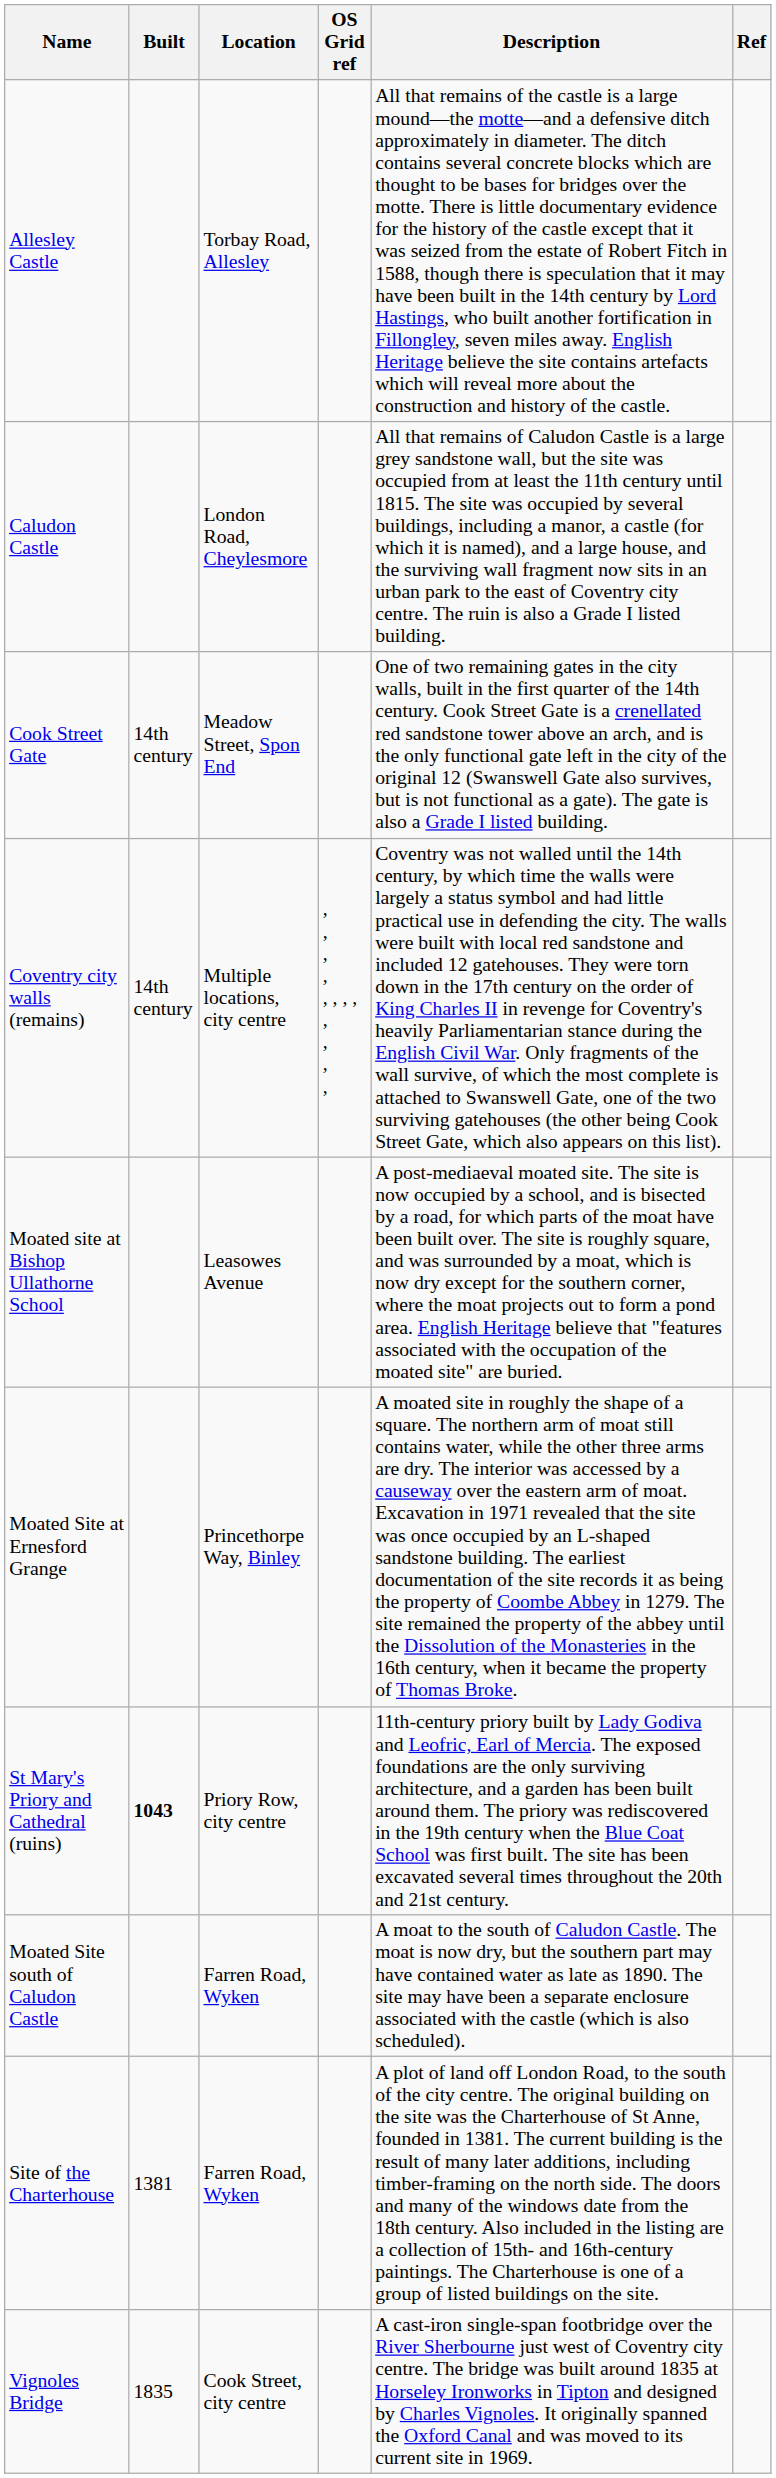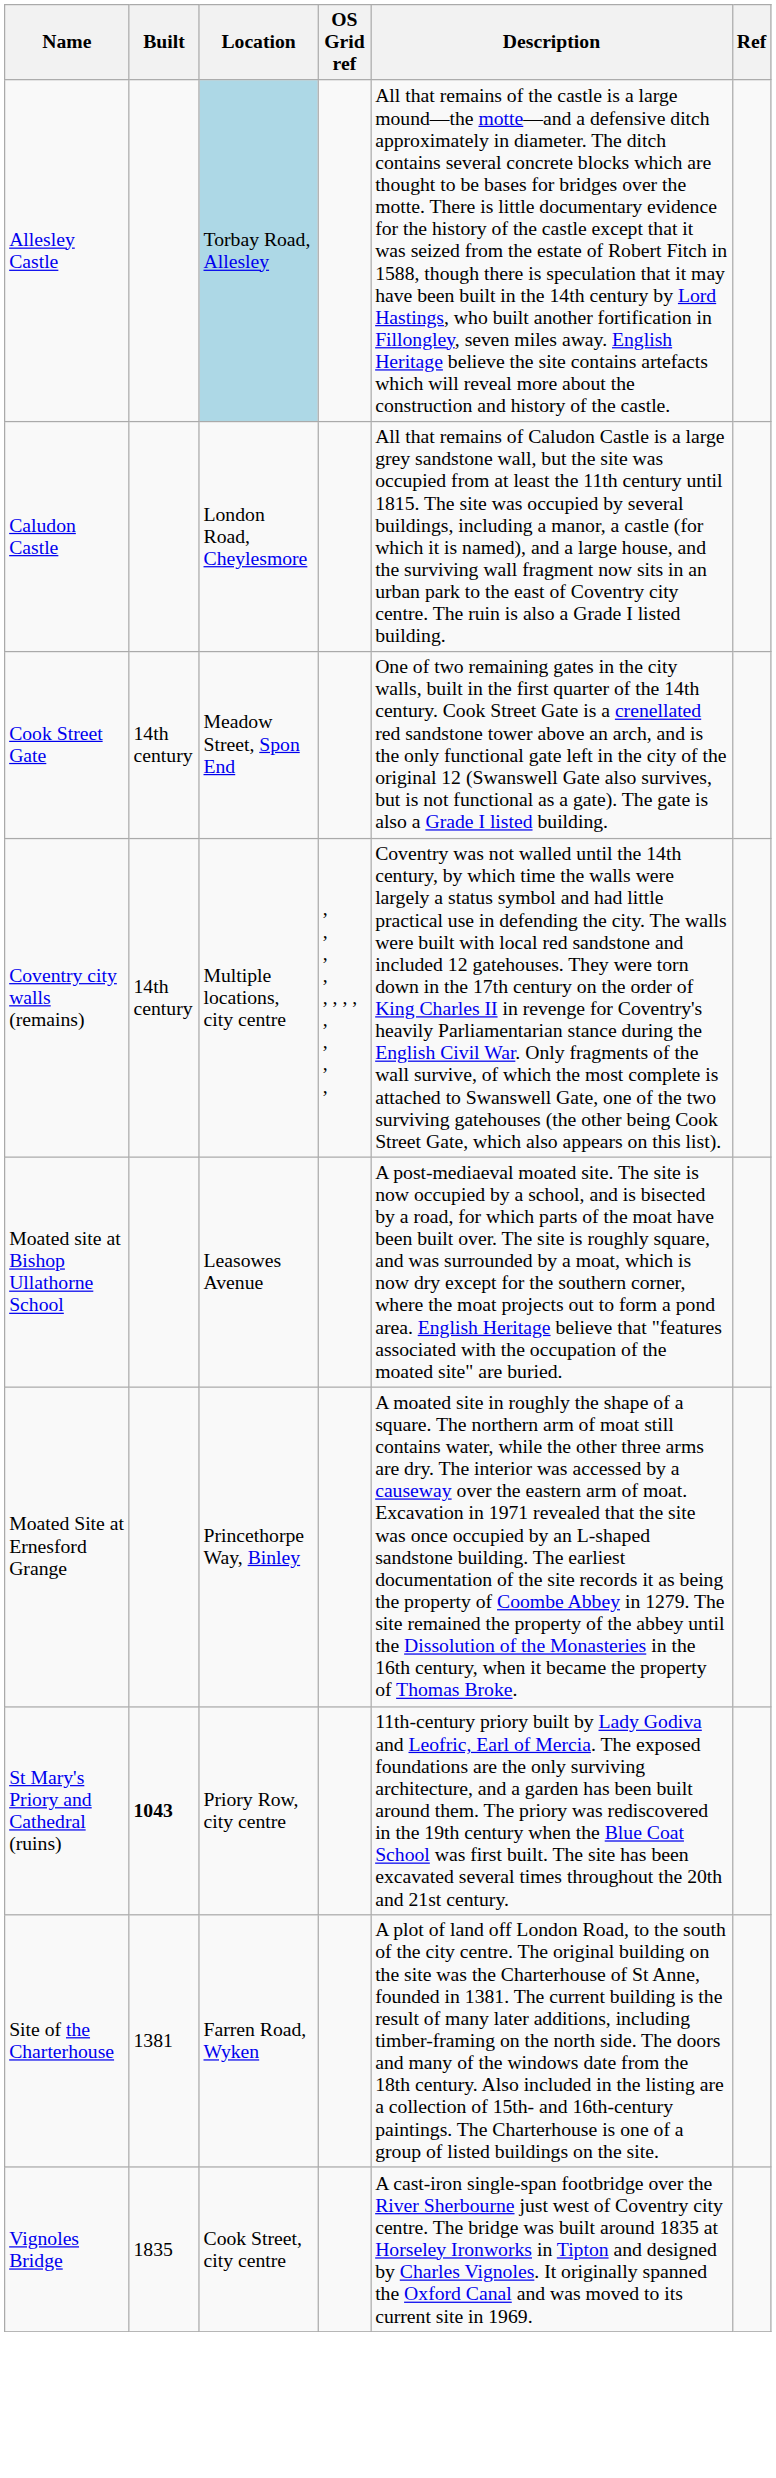(257, 250) no background -> (257, 250) lightblue background
- row: (57, 1985)
